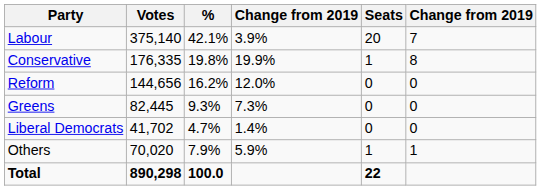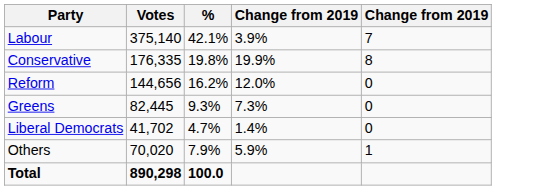- column: (384, 15)
